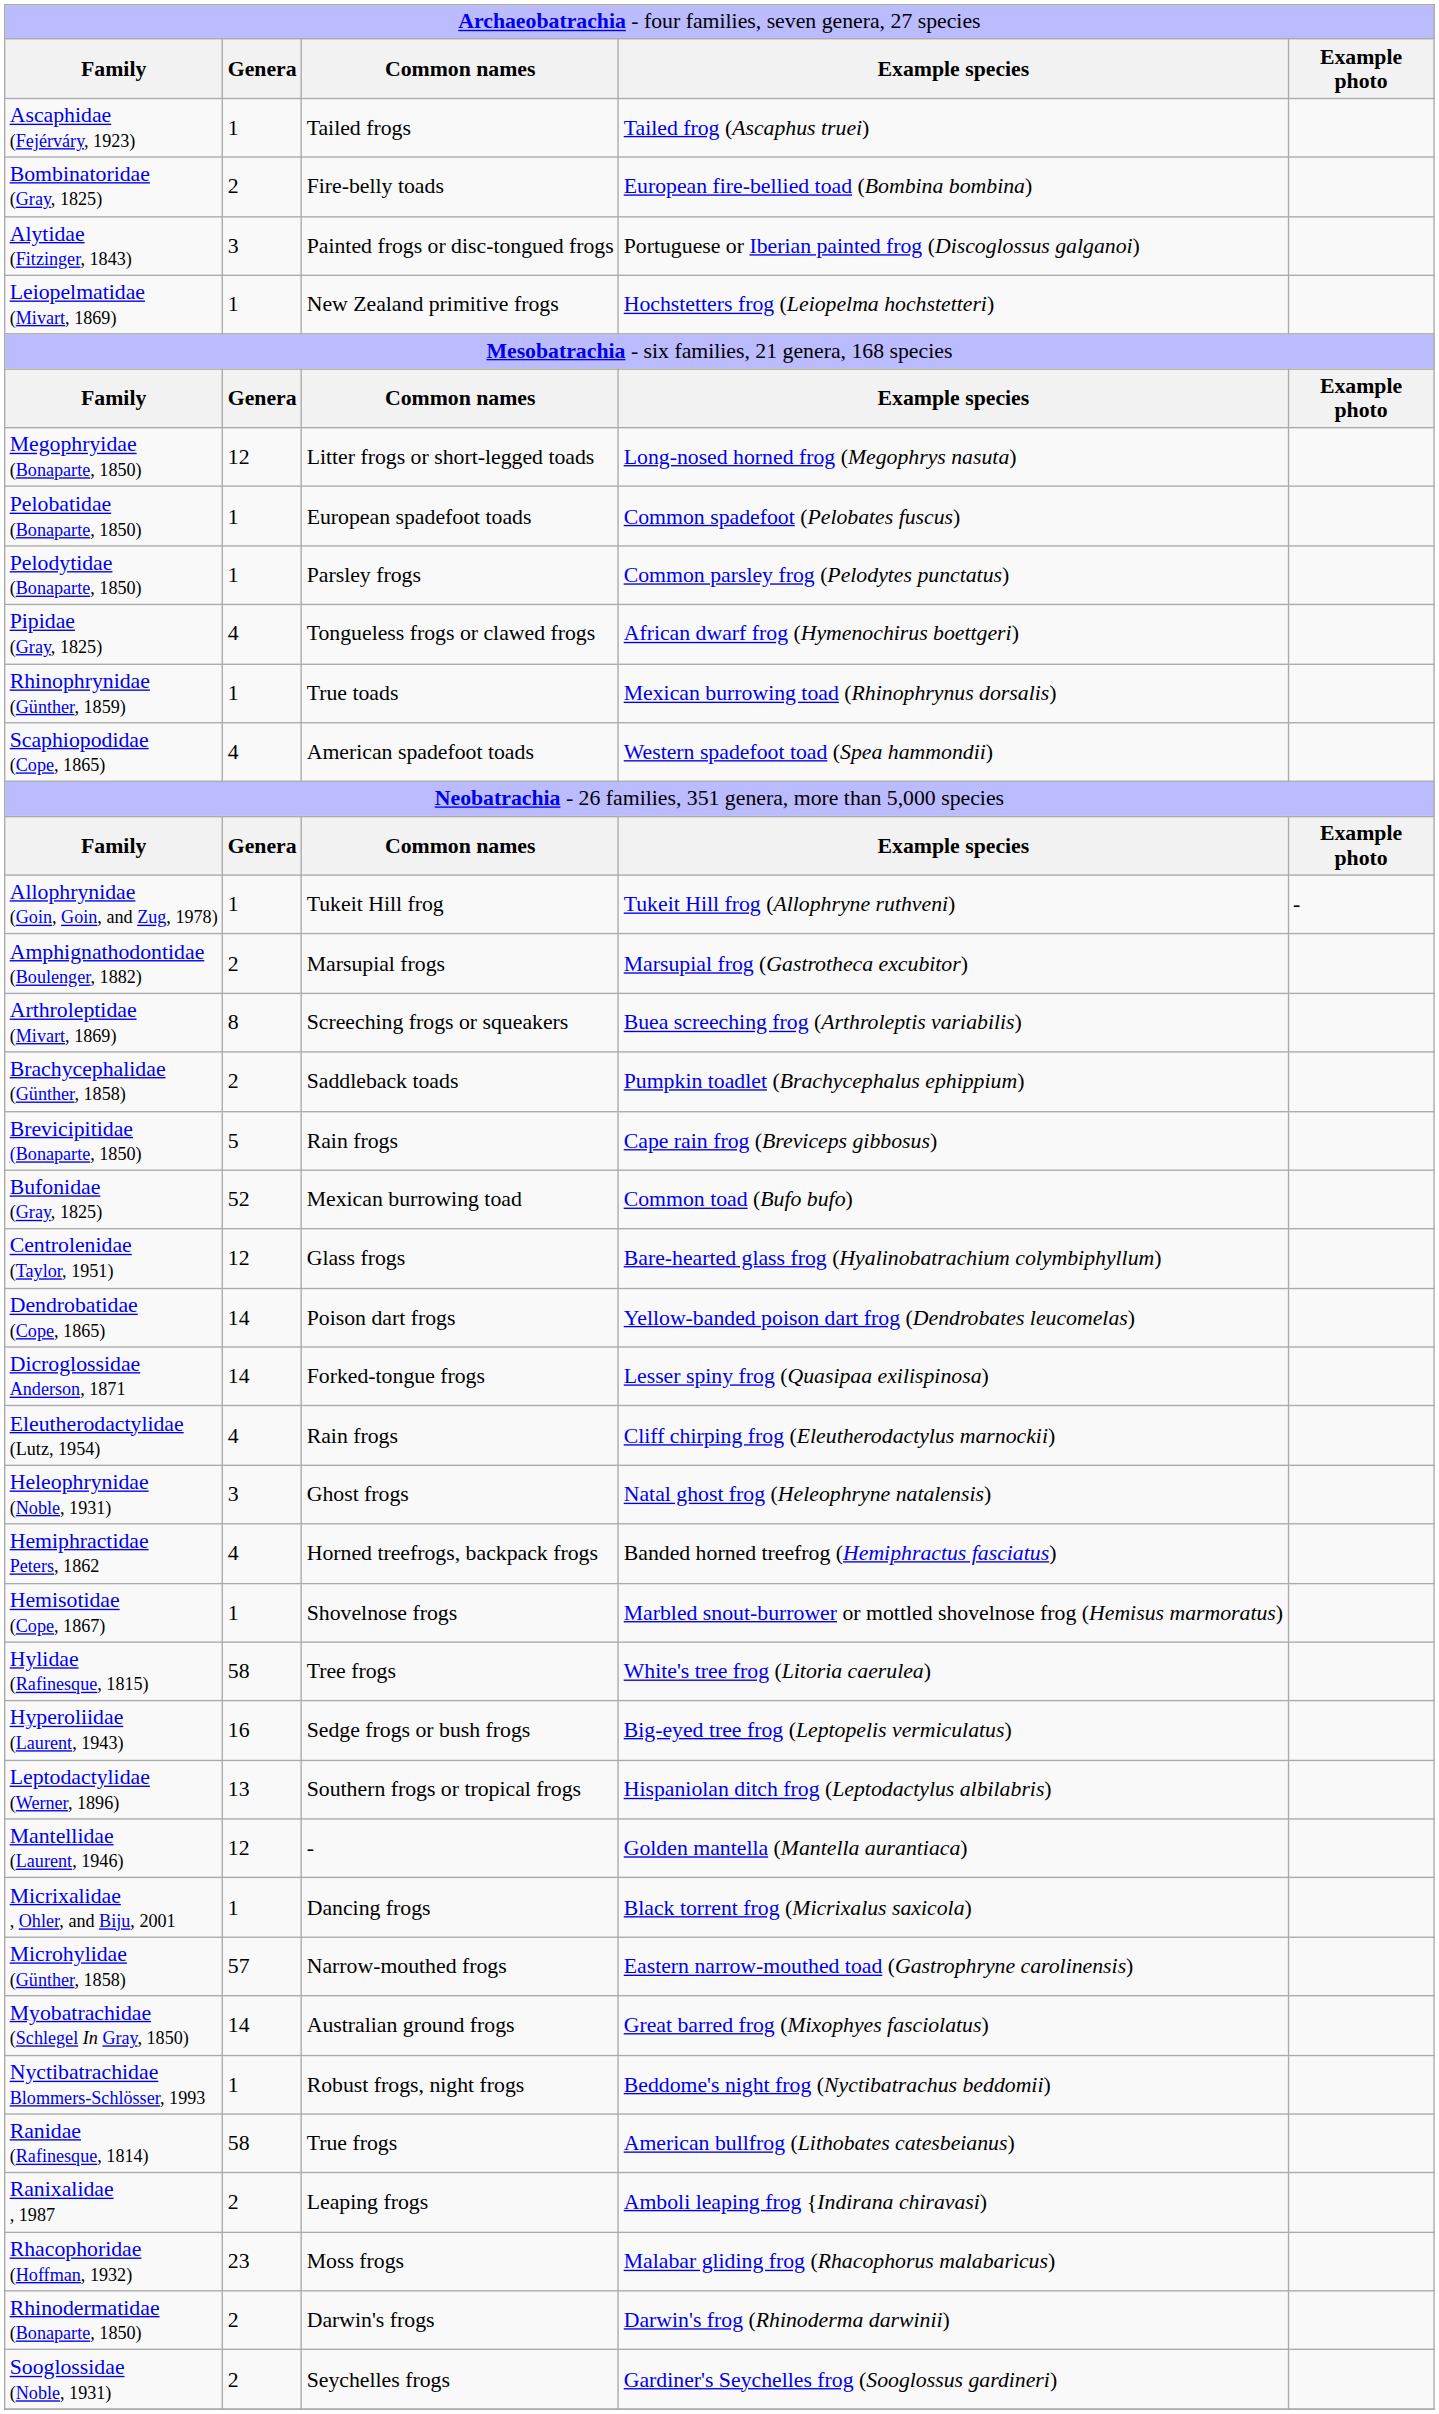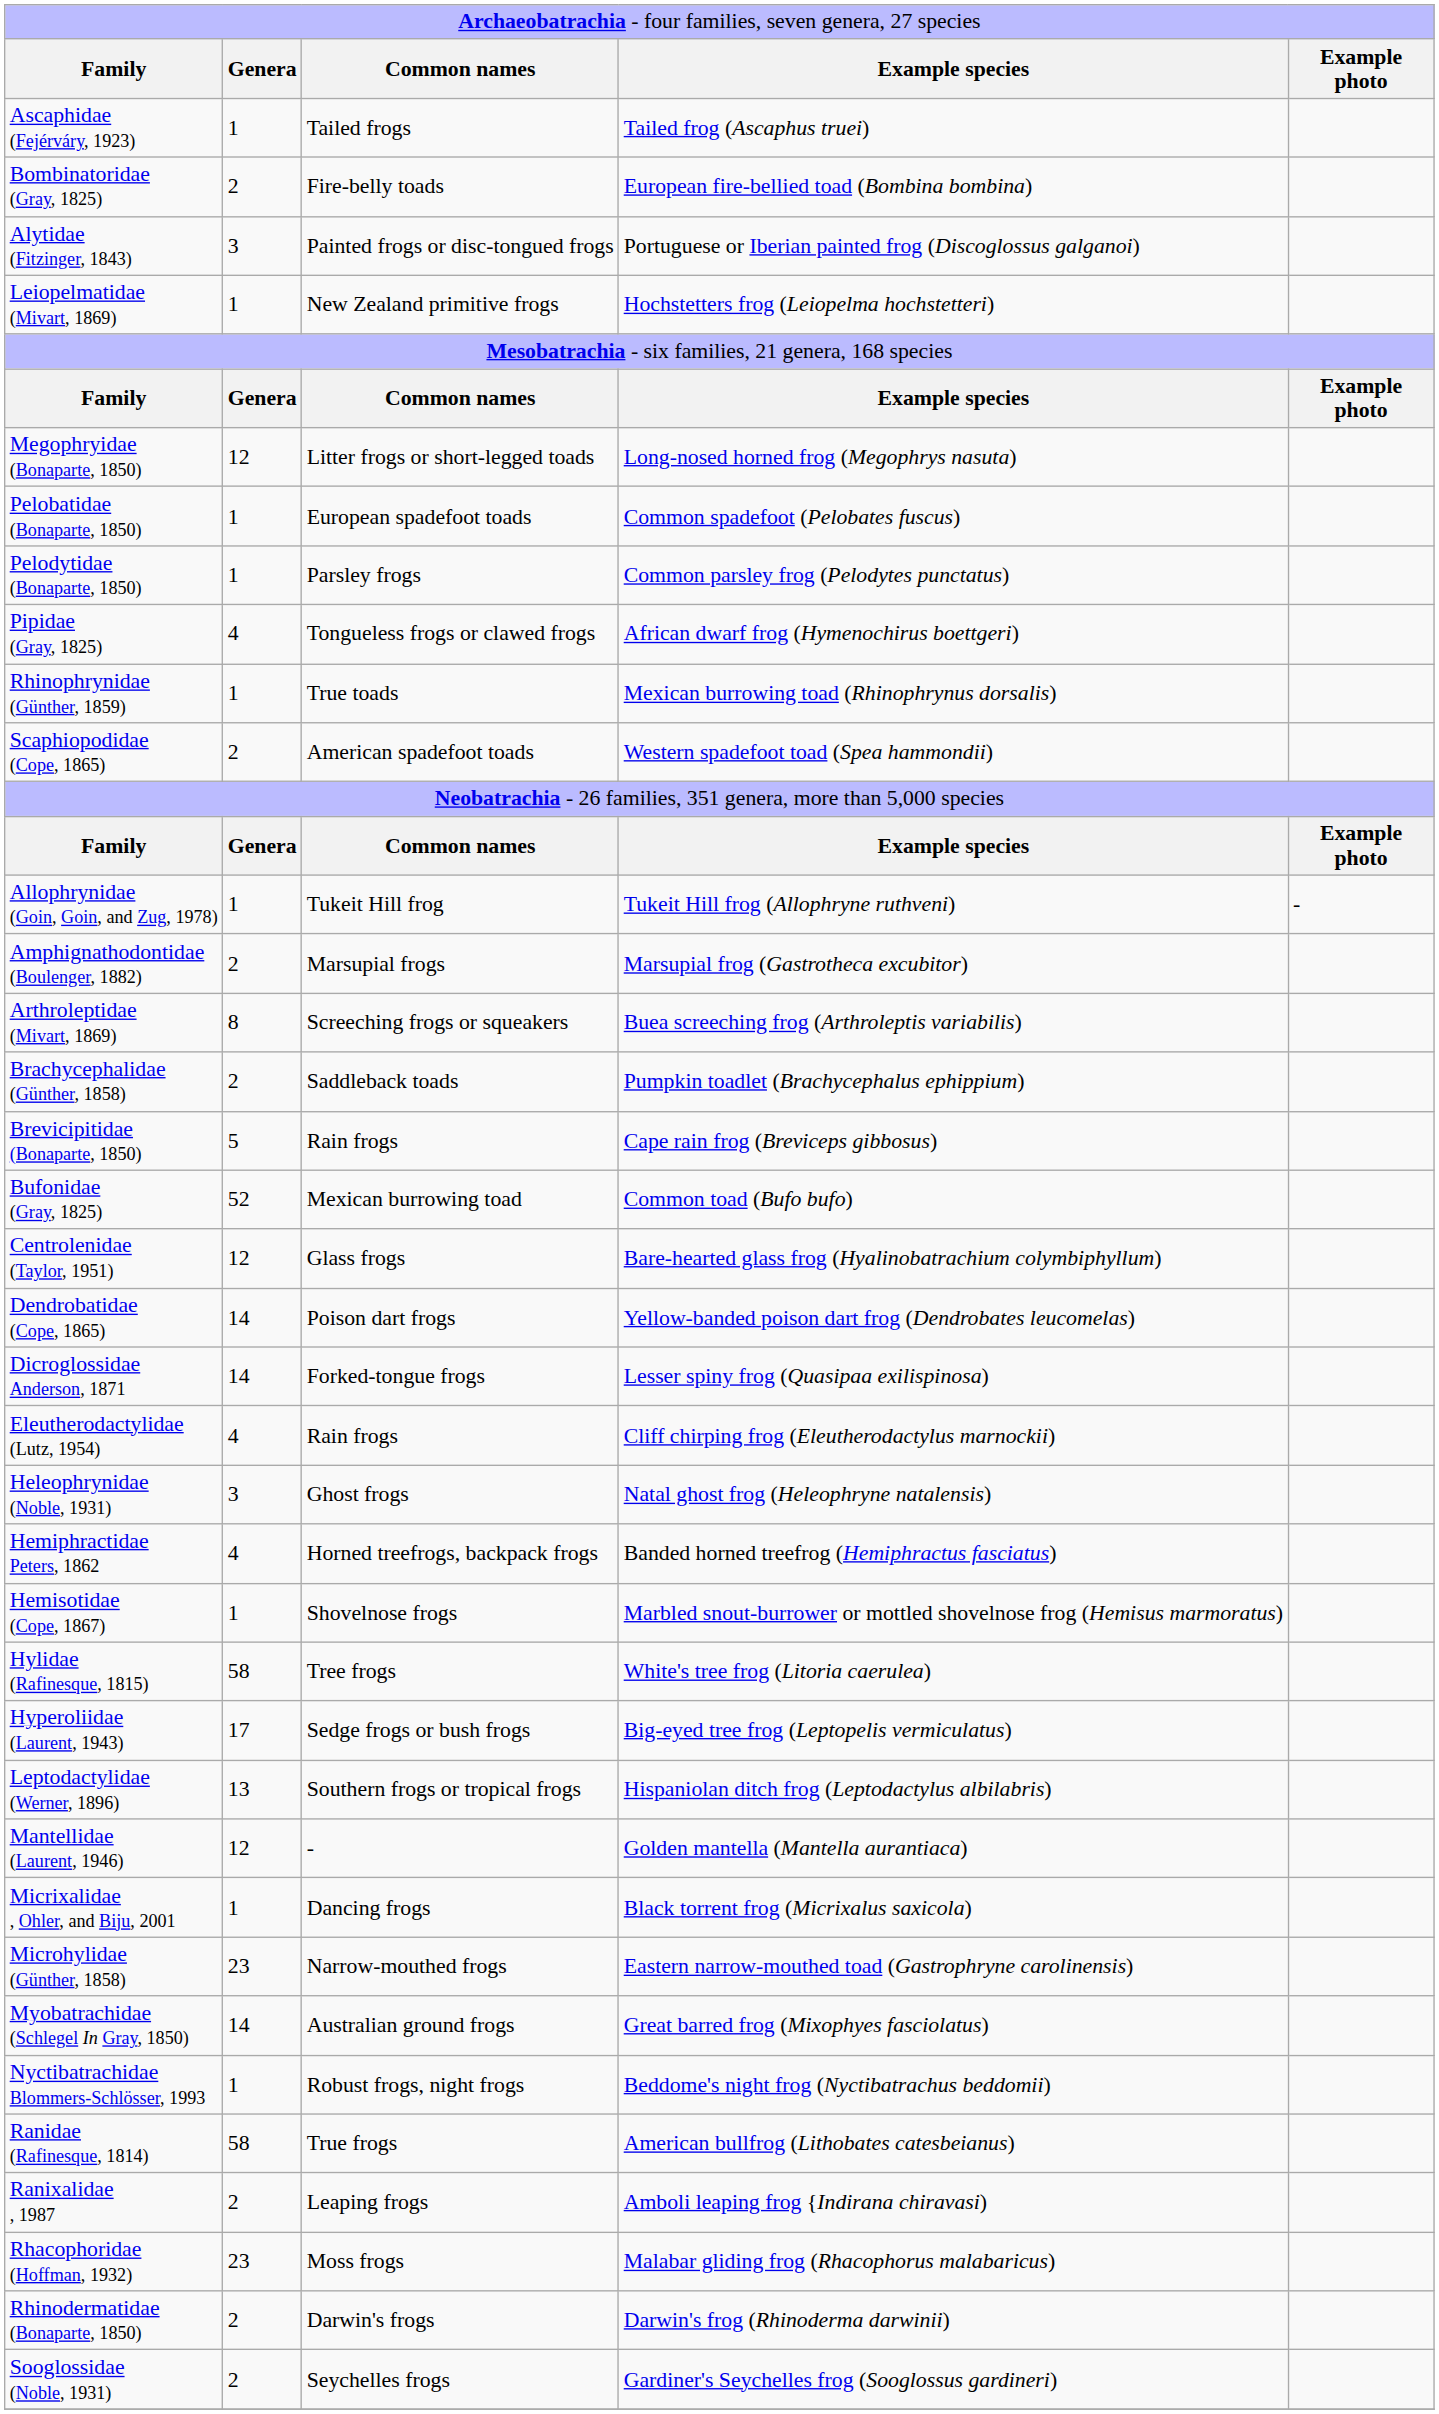(233, 751) 4 -> (233, 751) 2
(239, 1730) 16 -> (239, 1730) 17
(239, 1966) 57 -> (239, 1966) 23
